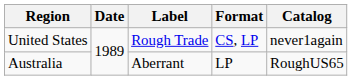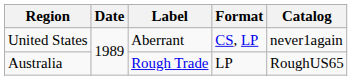(170, 39) Rough Trade -> (158, 39) Aberrant
(158, 63) Aberrant -> (170, 63) Rough Trade
